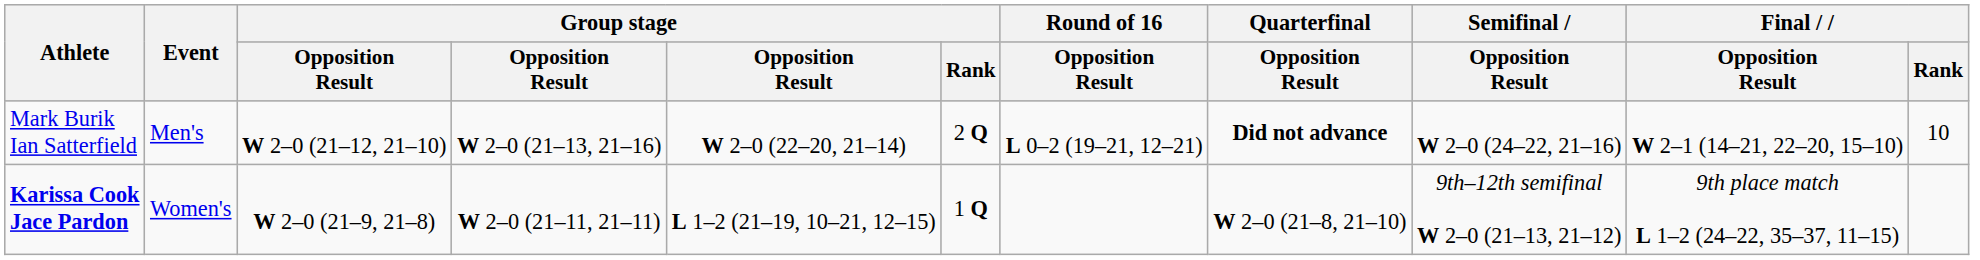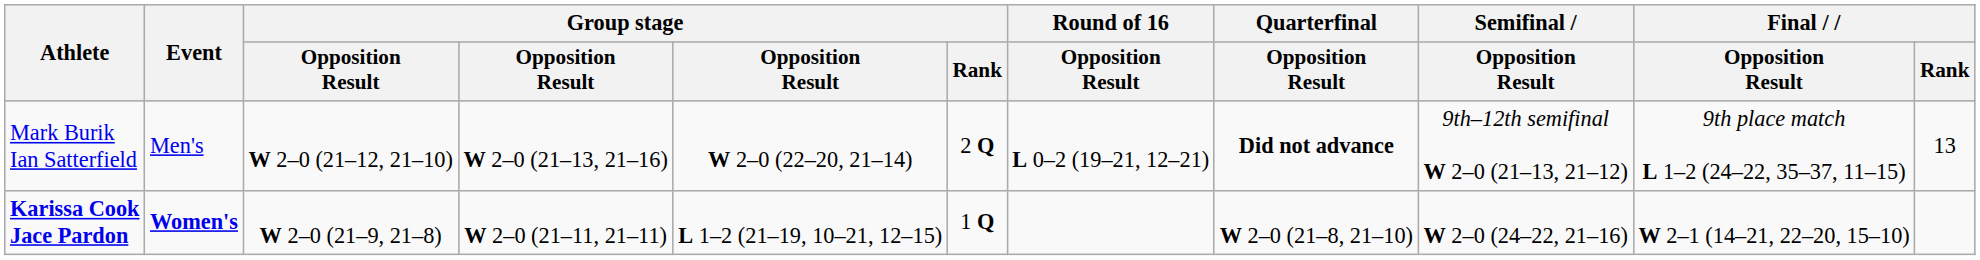(1519, 146) W 2–0 (24–22, 21–16) -> (1526, 146) 9th–12th semifinal W 2–0 (21–13, 21–12)
(1768, 146) W 2–1 (14–21, 22–20, 15–10) -> (1774, 146) 9th place match L 1–2 (24–22, 35–37, 11–15)
(1938, 132) 10 -> (1945, 146) 13
(191, 209) normal -> (194, 222) bold
(1519, 209) 9th–12th semifinal W 2–0 (21–13, 21–12) -> (1526, 235) W 2–0 (24–22, 21–16)
(1768, 209) 9th place match L 1–2 (24–22, 35–37, 11–15) -> (1774, 235) W 2–1 (14–21, 22–20, 15–10)
